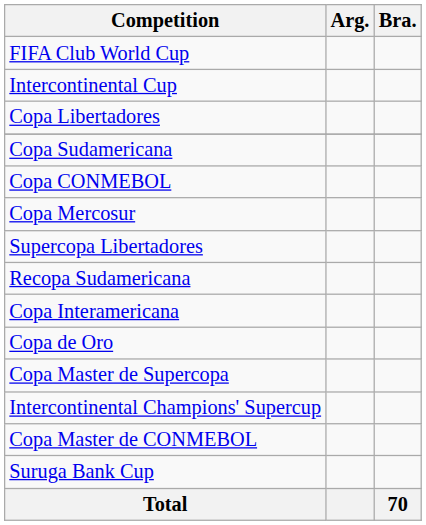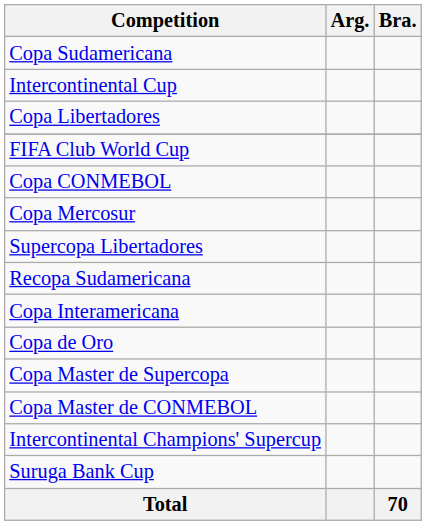rows swapped: (99, 52) <-> (91, 149)
rows swapped: (133, 439) <-> (165, 407)
